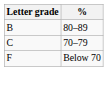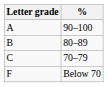+ row: (10, 27)
